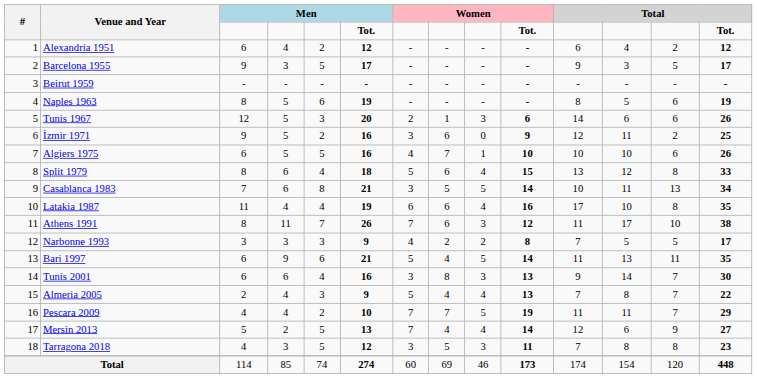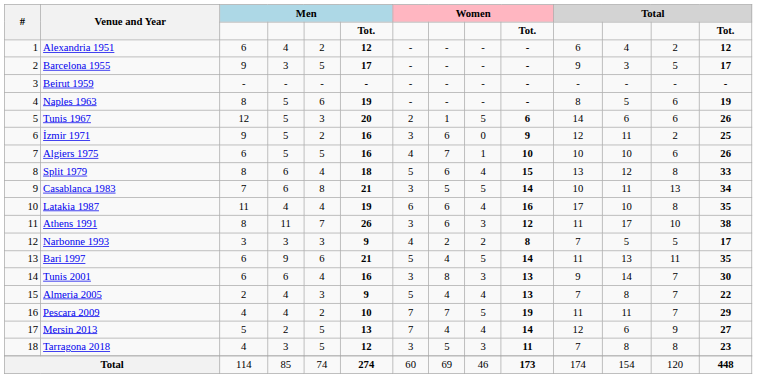(483, 119) 3 -> (483, 119) 5
(411, 224) 7 -> (411, 224) 3
